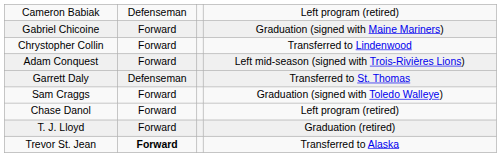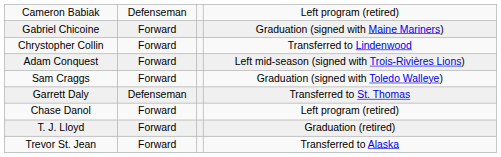rows swapped: (61, 95) <-> (61, 78)
(157, 144) bold -> (157, 144) normal
